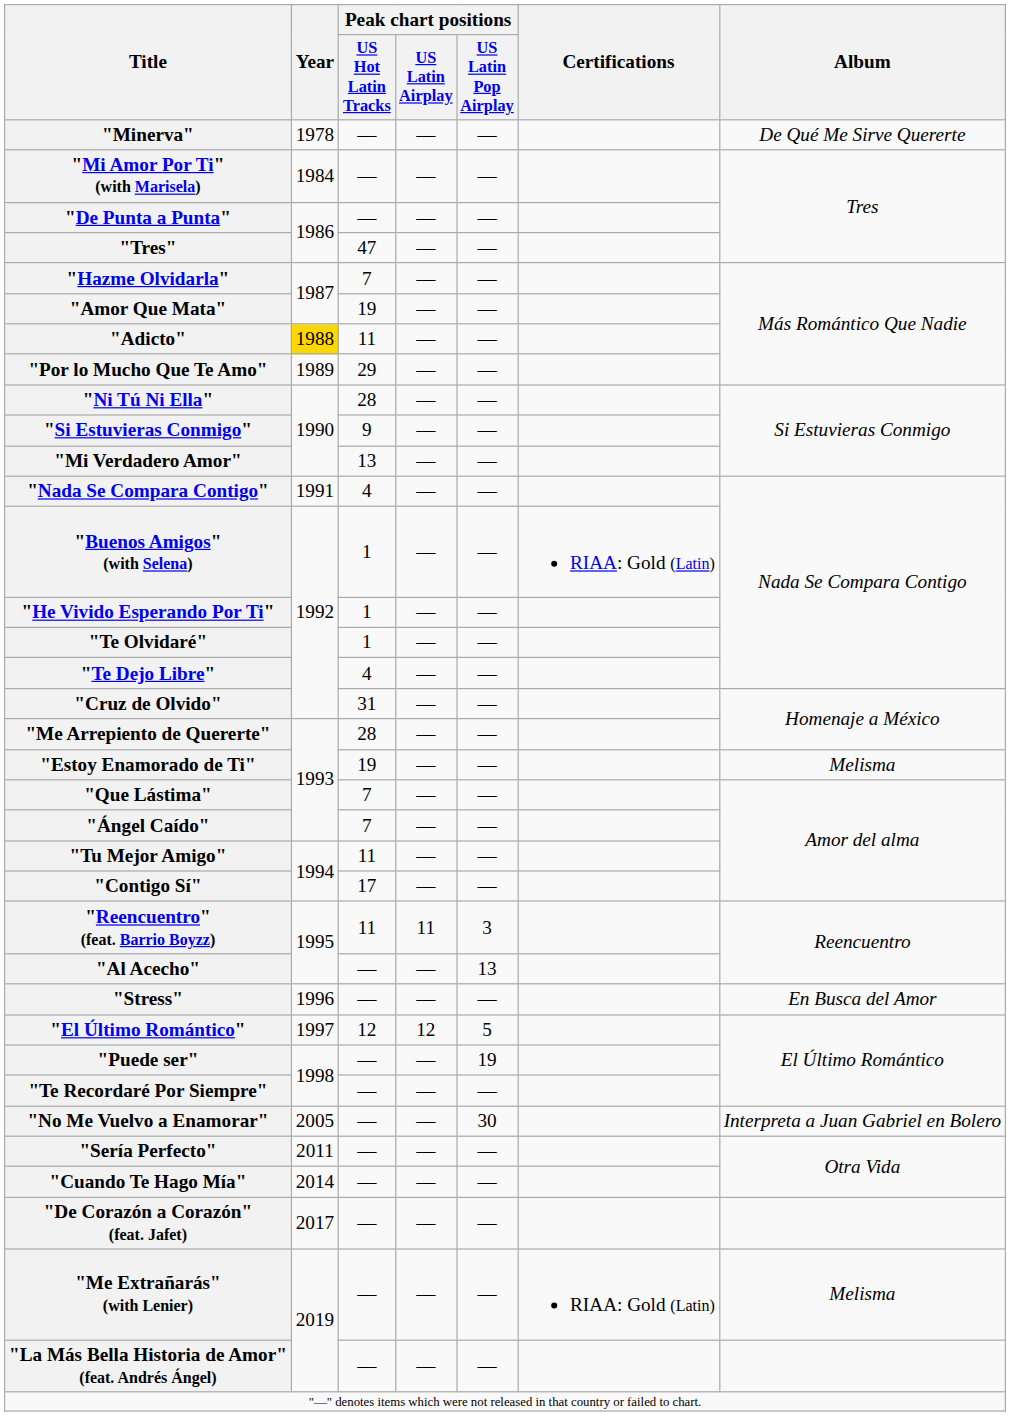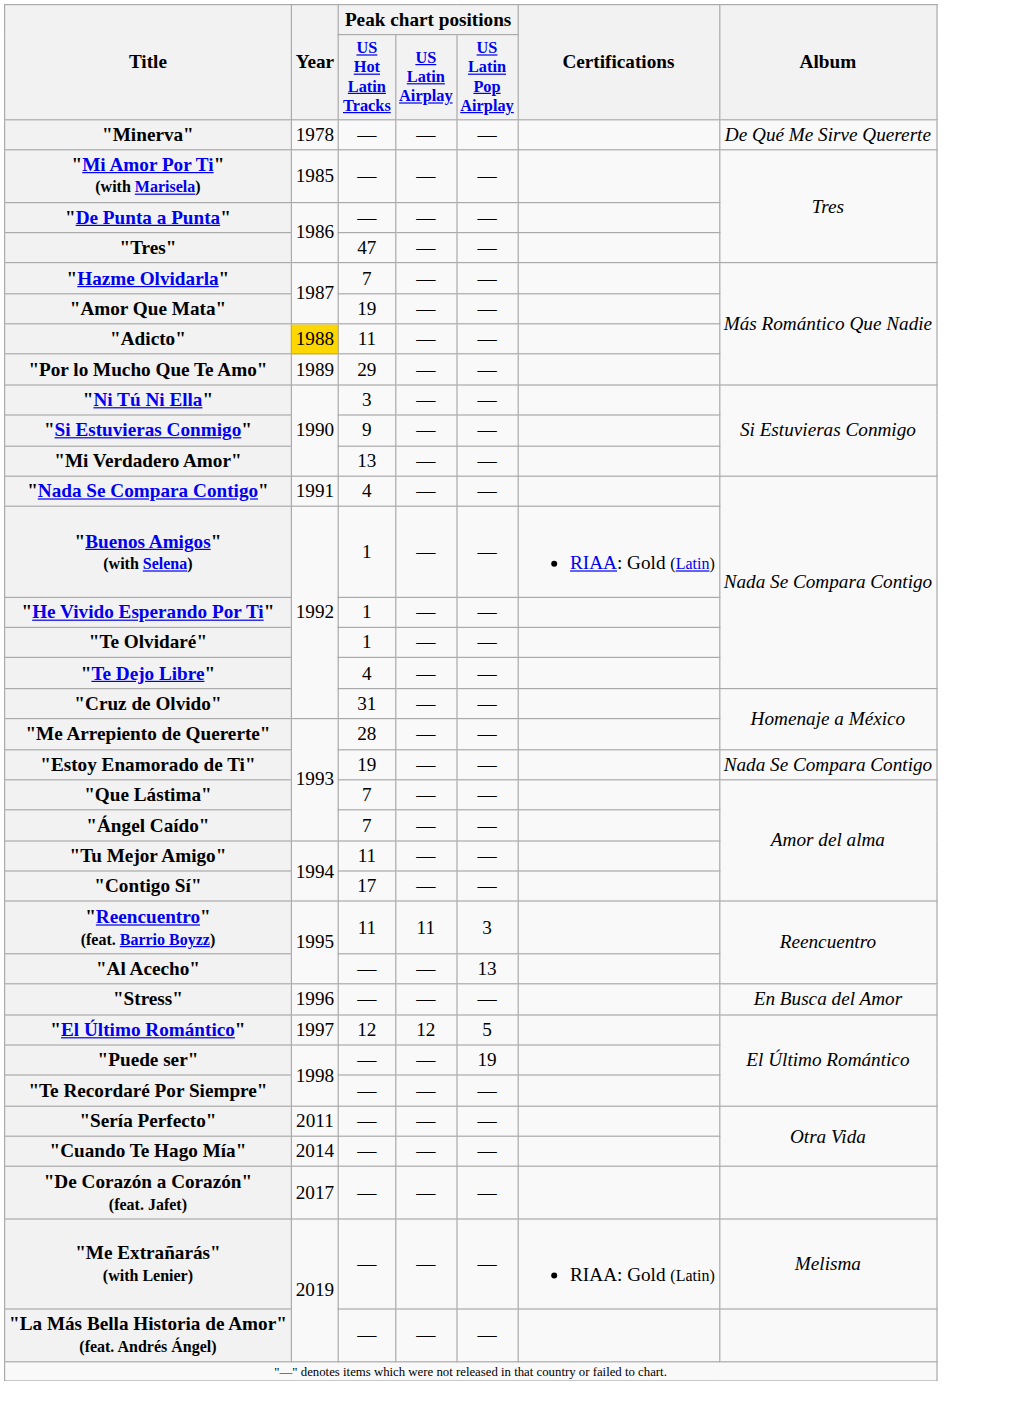(315, 175) 1984 -> (315, 175) 1985
(367, 399) 28 -> (367, 399) 3
(862, 764) Melisma -> (828, 764) Nada Se Compara Contigo
- row: (148, 1120)
